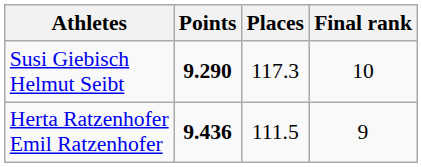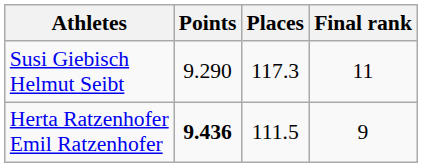(208, 71) bold -> (208, 71) normal
(363, 71) 10 -> (363, 71) 11
